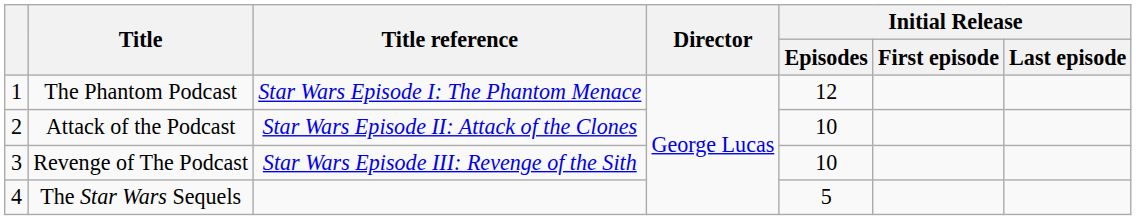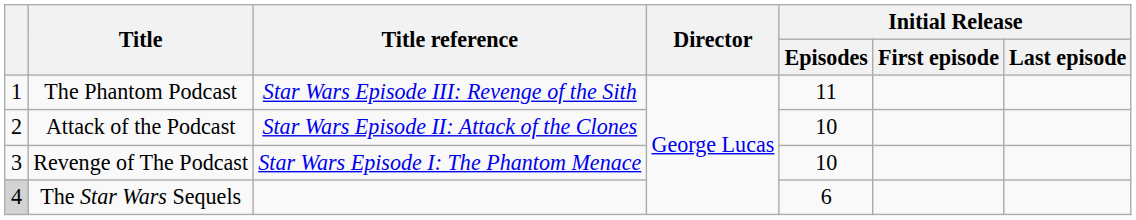(450, 92) Star Wars Episode I: The Phantom Menace -> (450, 92) Star Wars Episode III: Revenge of the Sith
(826, 92) 12 -> (826, 92) 11
(450, 162) Star Wars Episode III: Revenge of the Sith -> (450, 162) Star Wars Episode I: The Phantom Menace
(16, 197) no background -> (16, 197) lightgrey background
(826, 197) 5 -> (826, 197) 6
